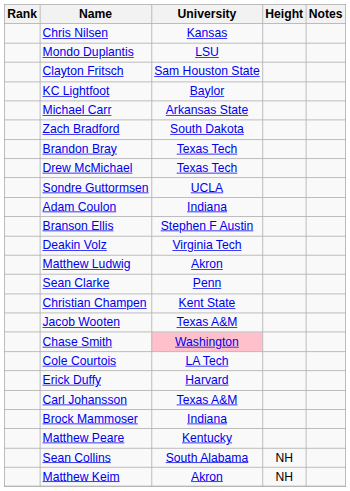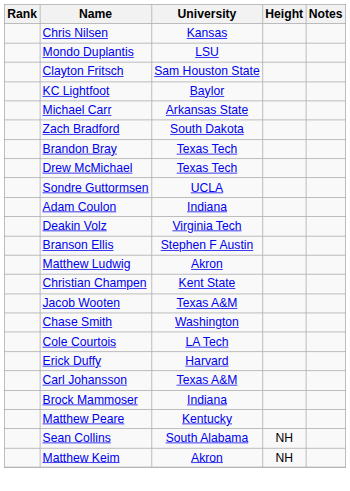rows swapped: (75, 245) <-> (78, 226)
- row: (76, 284)
(207, 341) pink background -> (207, 322) no background
